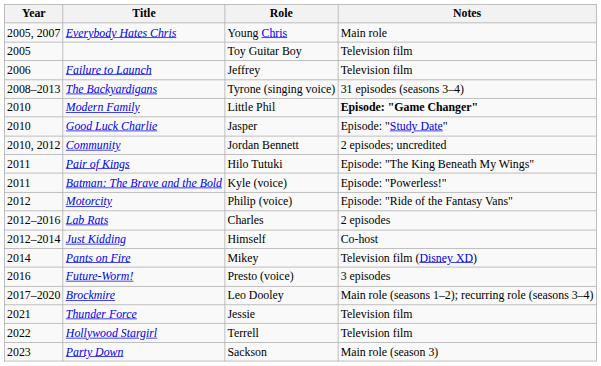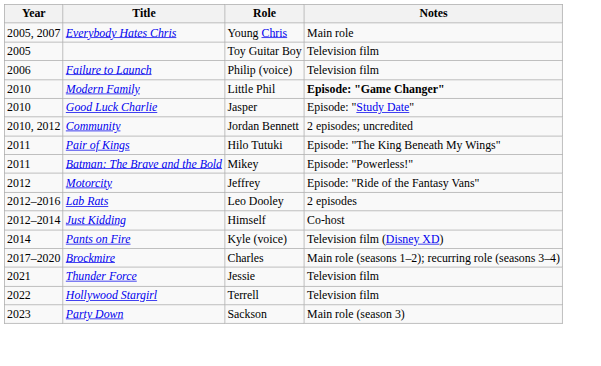(244, 70) Jeffrey -> (260, 70) Philip (voice)
- row: (111, 88)
(257, 182) Kyle (voice) -> (243, 164) Mikey
(260, 201) Philip (voice) -> (244, 182) Jeffrey
(246, 220) Charles -> (256, 201) Leo Dooley
(243, 257) Mikey -> (257, 239) Kyle (voice)
- row: (100, 276)
(256, 295) Leo Dooley -> (246, 257) Charles
